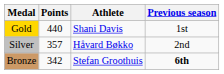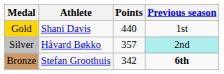columns swapped: (108, 12) <-> (55, 12)
(182, 45) no background -> (182, 45) paleturquoise background
